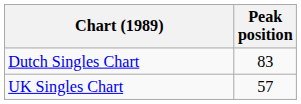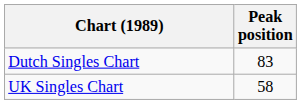(265, 86) 57 -> (265, 86) 58
